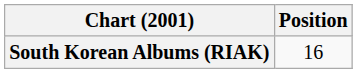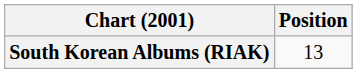(313, 52) 16 -> (313, 52) 13
